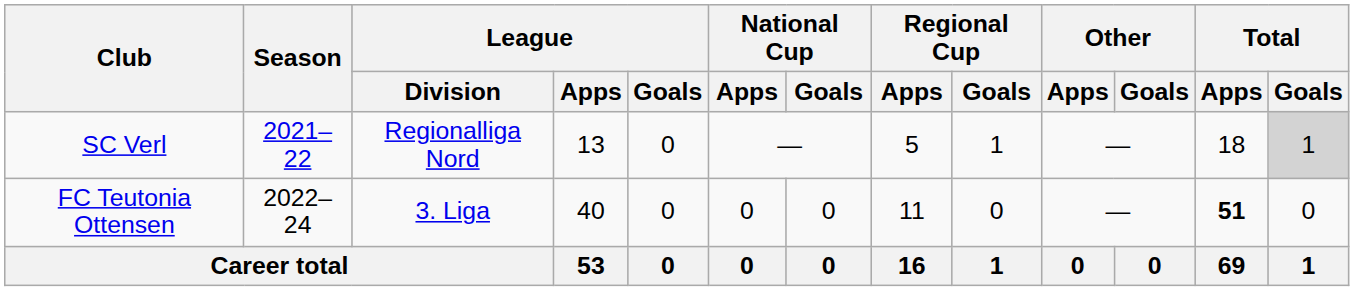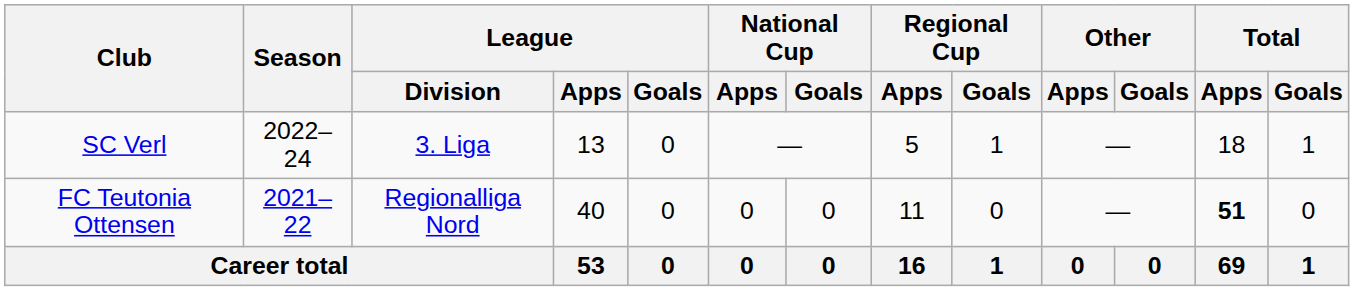(298, 144) 2021–22 -> (298, 144) 2022–24
(453, 144) Regionalliga Nord -> (453, 144) 3. Liga
(1308, 144) lightgrey background -> (1308, 144) no background
(298, 211) 2022–24 -> (298, 211) 2021–22
(453, 211) 3. Liga -> (453, 211) Regionalliga Nord
